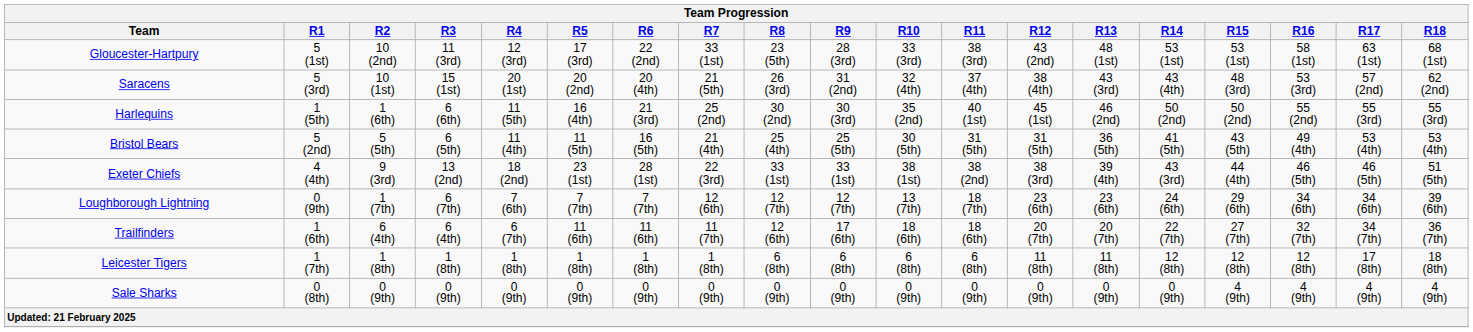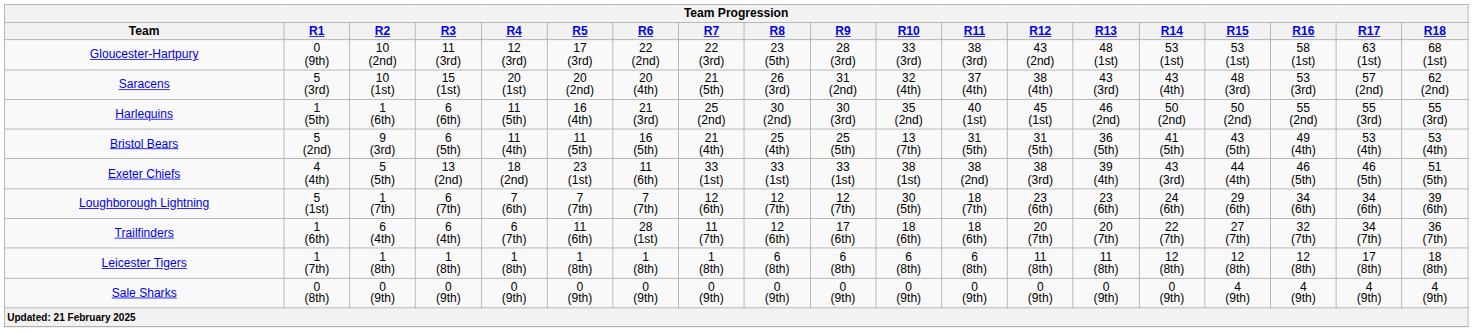(317, 54) 5 (1st) -> (317, 54) 0 (9th)
(711, 54) 33 (1st) -> (711, 54) 22 (3rd)
(383, 143) 5 (5th) -> (383, 143) 9 (3rd)
(909, 143) 30 (5th) -> (909, 143) 13 (7th)
(383, 173) 9 (3rd) -> (383, 173) 5 (5th)
(646, 173) 28 (1st) -> (646, 173) 11 (6th)
(711, 173) 22 (3rd) -> (711, 173) 33 (1st)
(317, 203) 0 (9th) -> (317, 203) 5 (1st)
(909, 203) 13 (7th) -> (909, 203) 30 (5th)
(646, 233) 11 (6th) -> (646, 233) 28 (1st)
